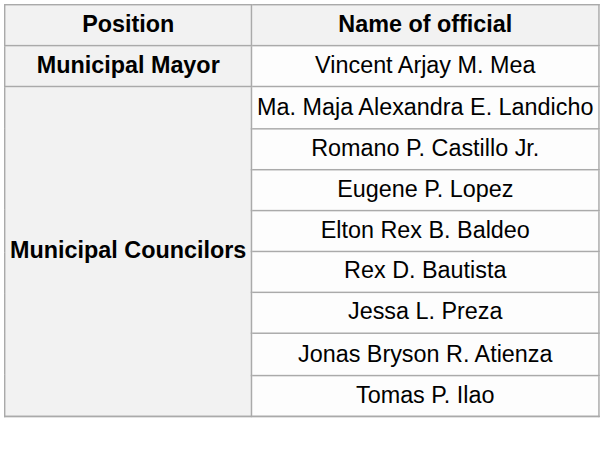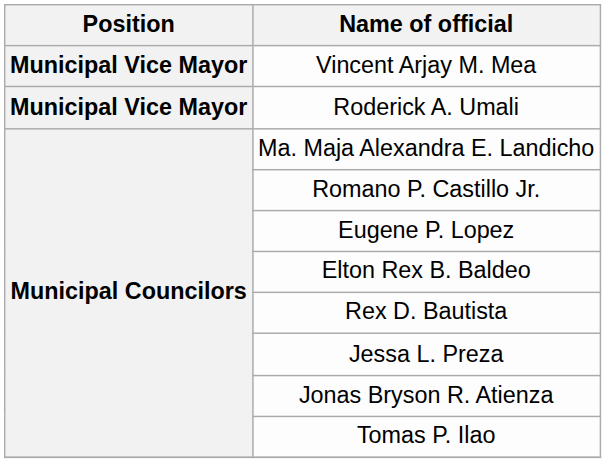(128, 65) Municipal Mayor -> (129, 65) Municipal Vice Mayor
+ row: (426, 106)
